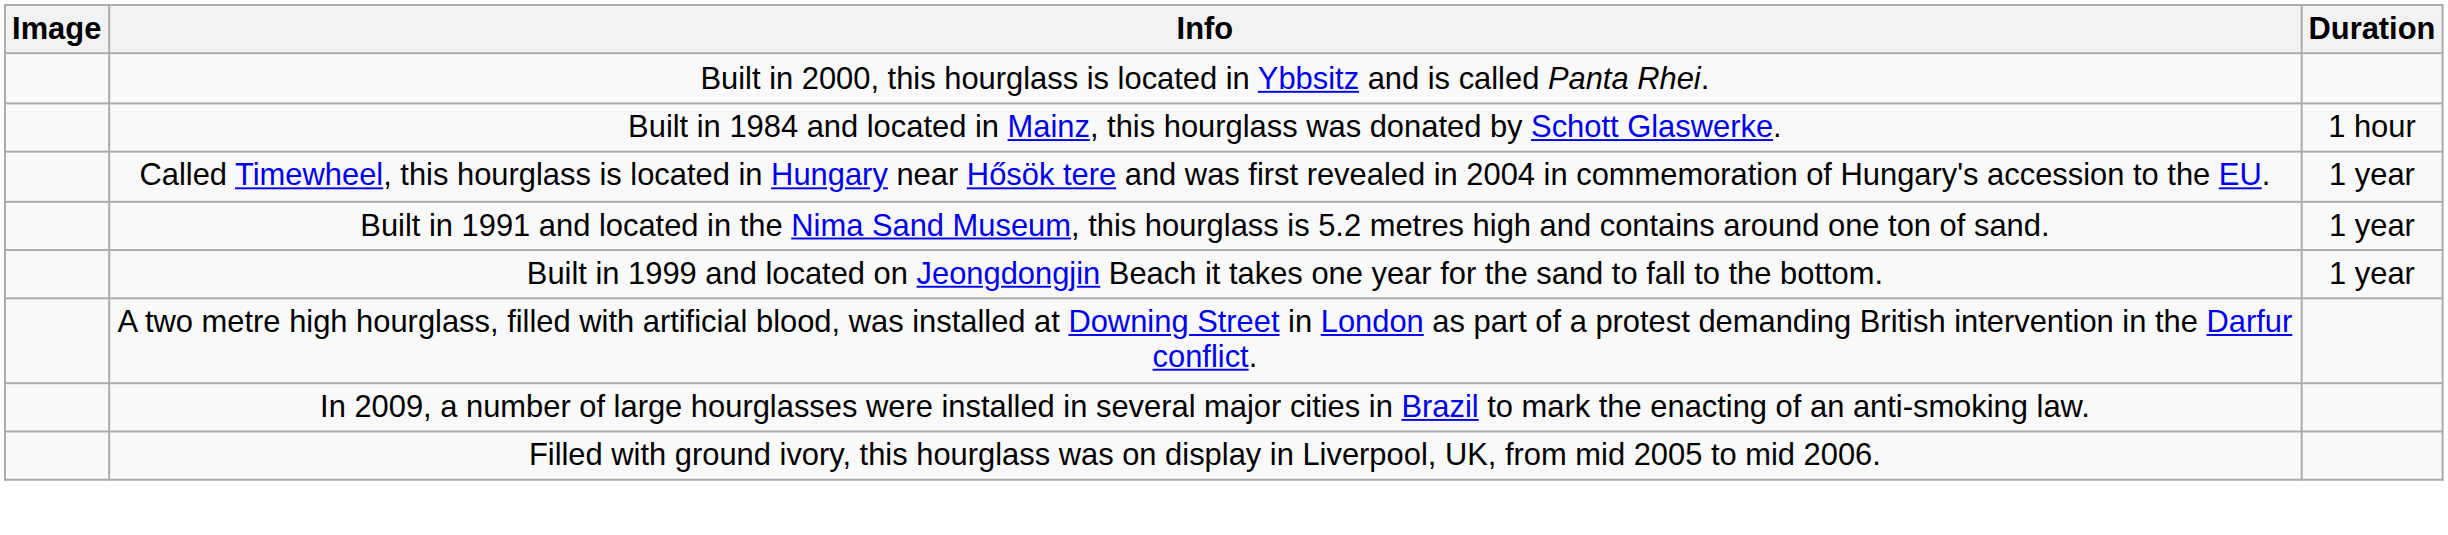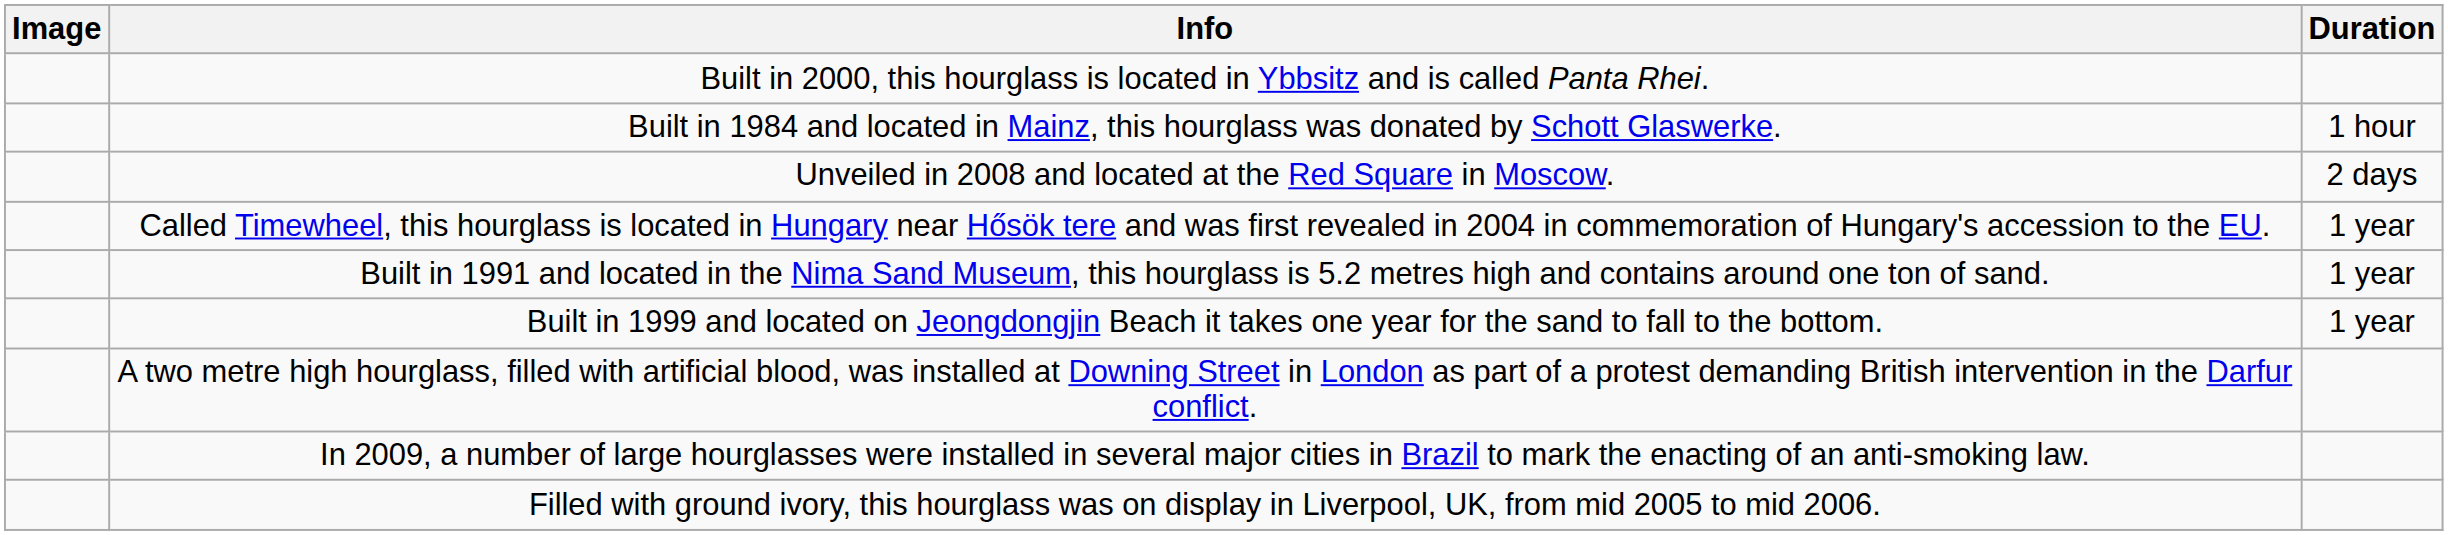+ row: (1205, 175)
